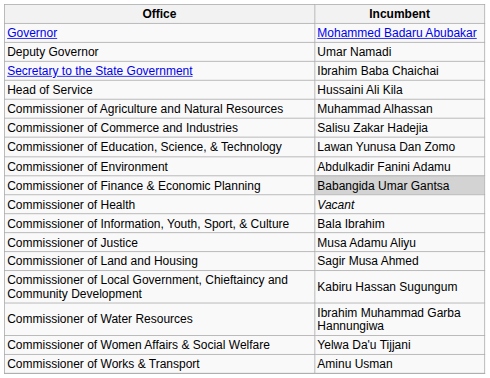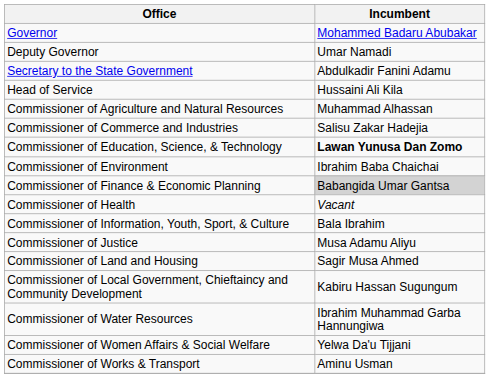(378, 71) Ibrahim Baba Chaichai -> (384, 71) Abdulkadir Fanini Adamu
(386, 147) normal -> (390, 147) bold
(384, 166) Abdulkadir Fanini Adamu -> (378, 166) Ibrahim Baba Chaichai
